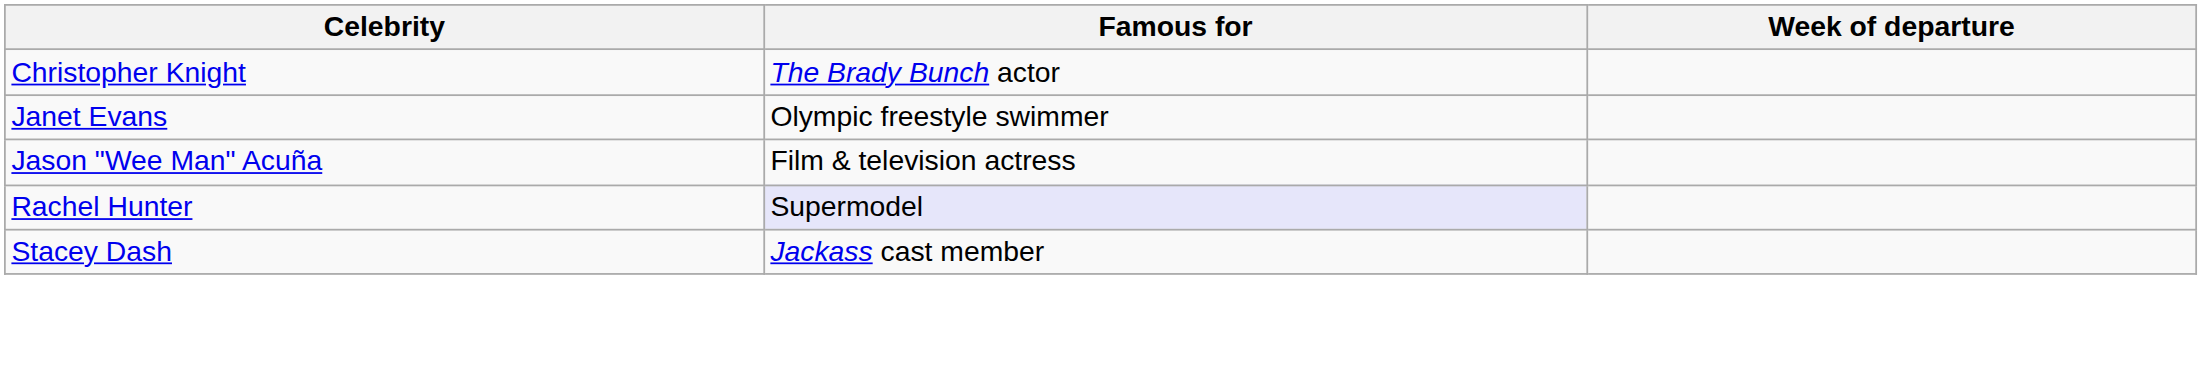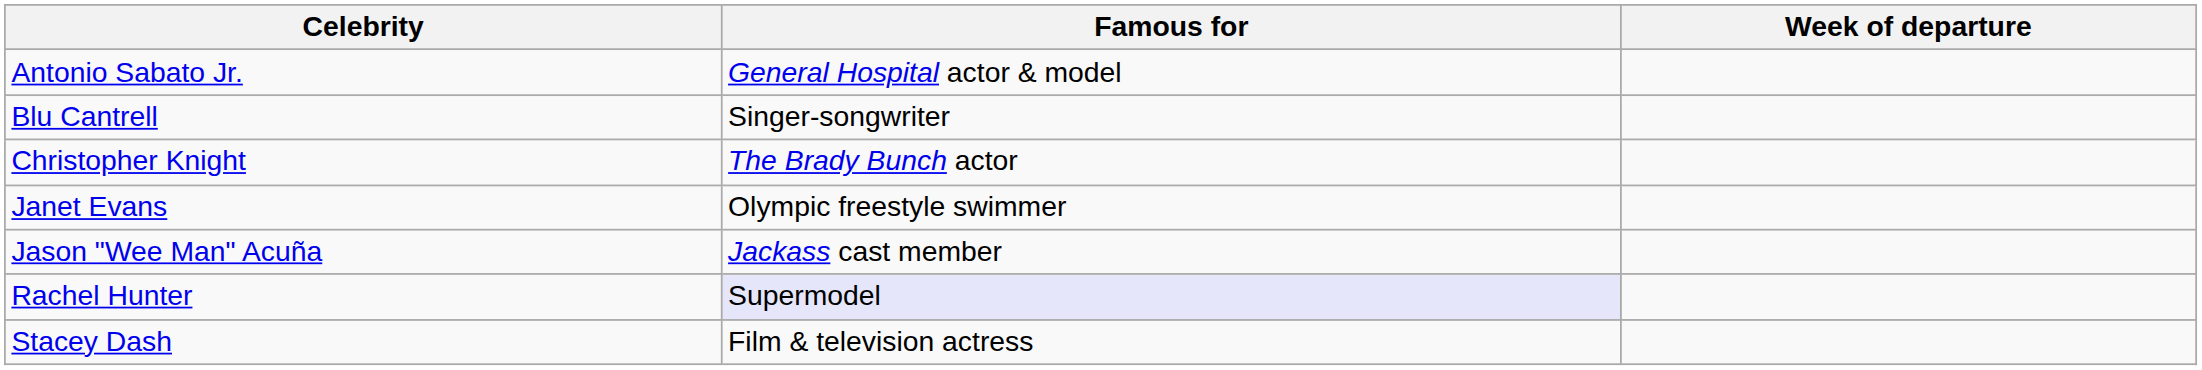+ row: (127, 71)
+ row: (85, 116)
(923, 161) Film & television actress -> (865, 251) Jackass cast member
(907, 251) Jackass cast member -> (881, 341) Film & television actress
